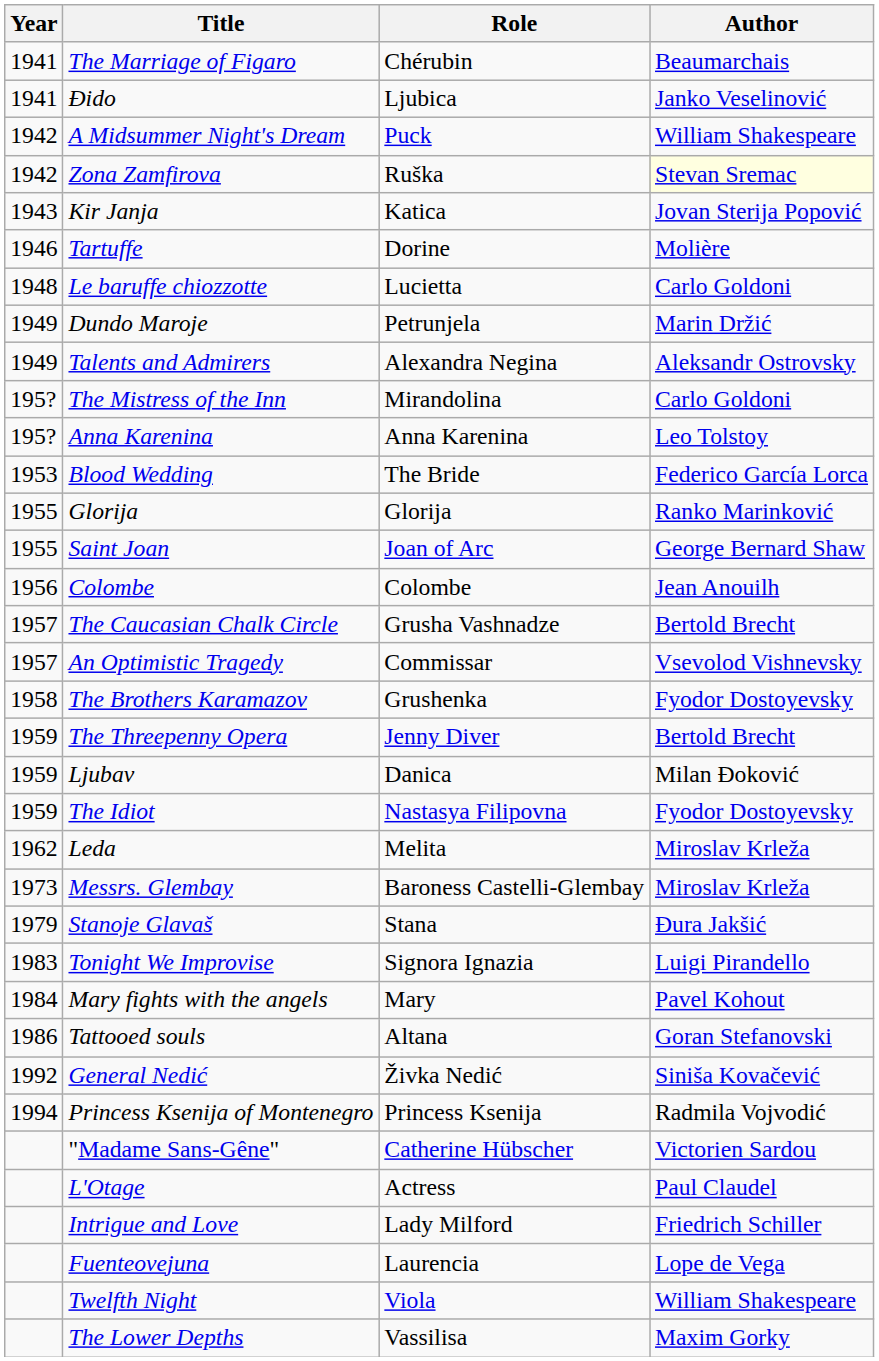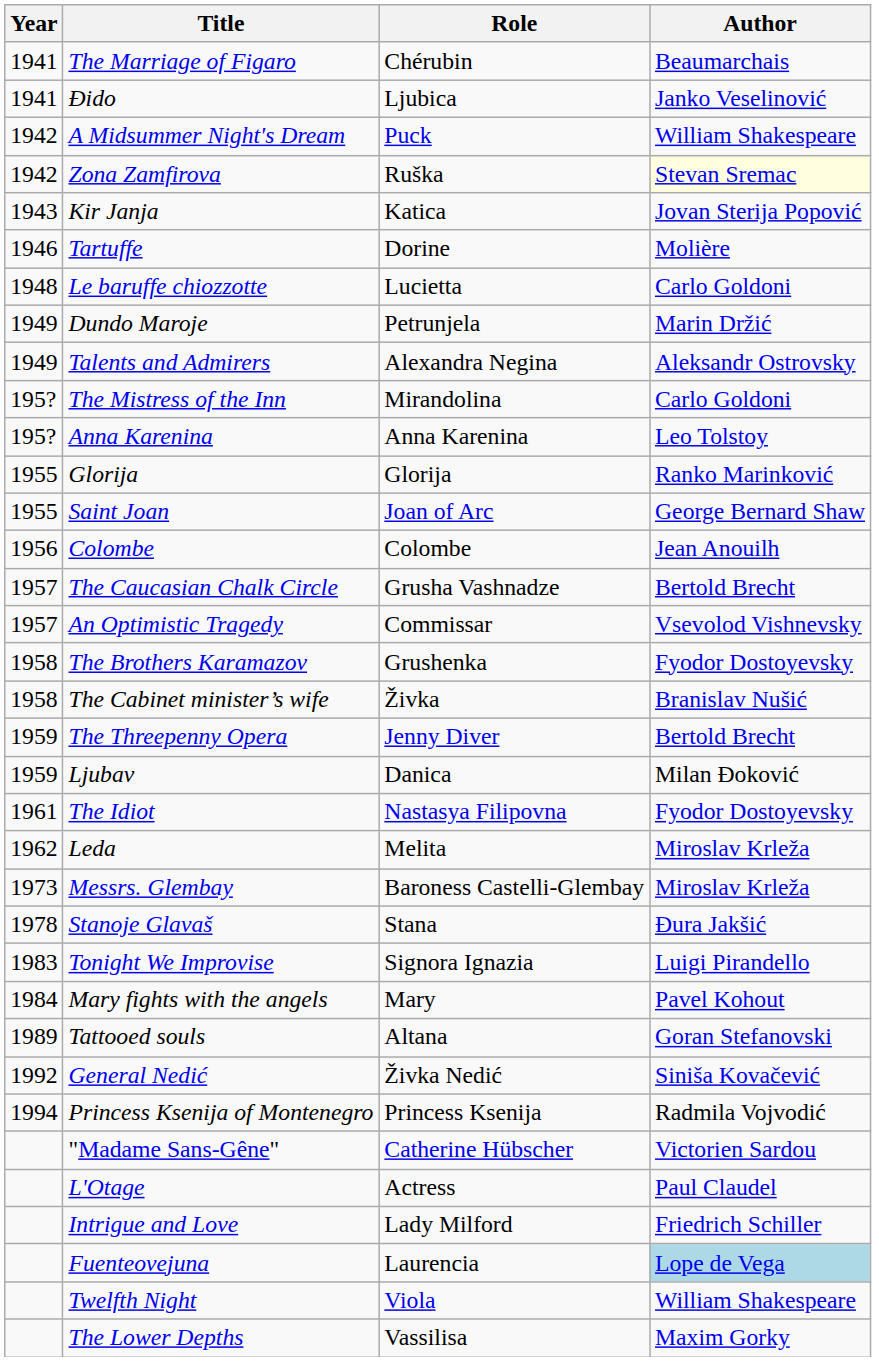- row: (141, 473)
+ row: (199, 699)
(34, 811) 1959 -> (34, 811) 1961
(34, 924) 1979 -> (34, 924) 1978
(34, 1037) 1986 -> (34, 1037) 1989
(720, 1262) no background -> (720, 1262) lightblue background
